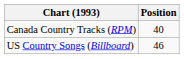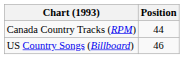(159, 29) 40 -> (159, 29) 44
